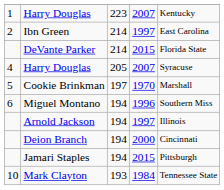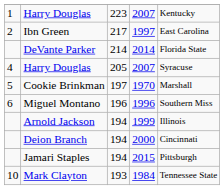(118, 31) 214 -> (118, 31) 217
(144, 49) 2015 -> (144, 49) 2014
(118, 103) 194 -> (118, 103) 196
(144, 121) 1997 -> (144, 121) 1999
